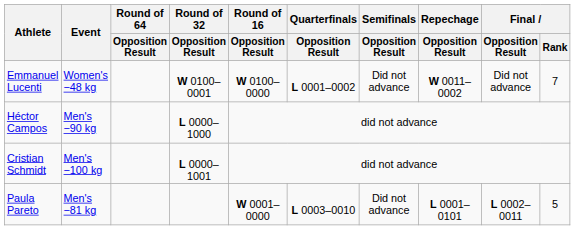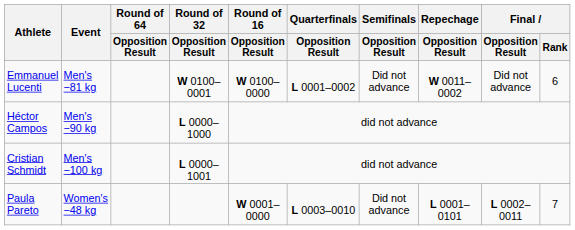(86, 82) Women's −48 kg -> (80, 82) Men's −81 kg
(555, 82) 7 -> (555, 82) 6
(80, 205) Men's −81 kg -> (86, 205) Women's −48 kg
(555, 205) 5 -> (555, 205) 7
